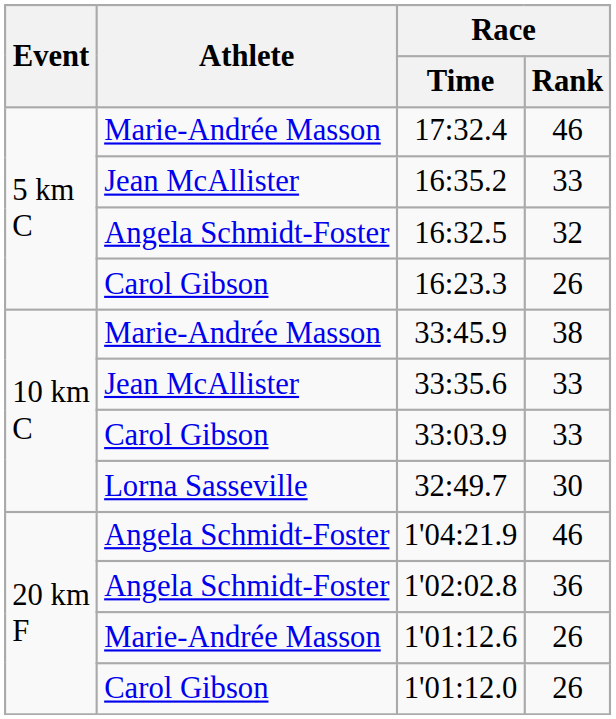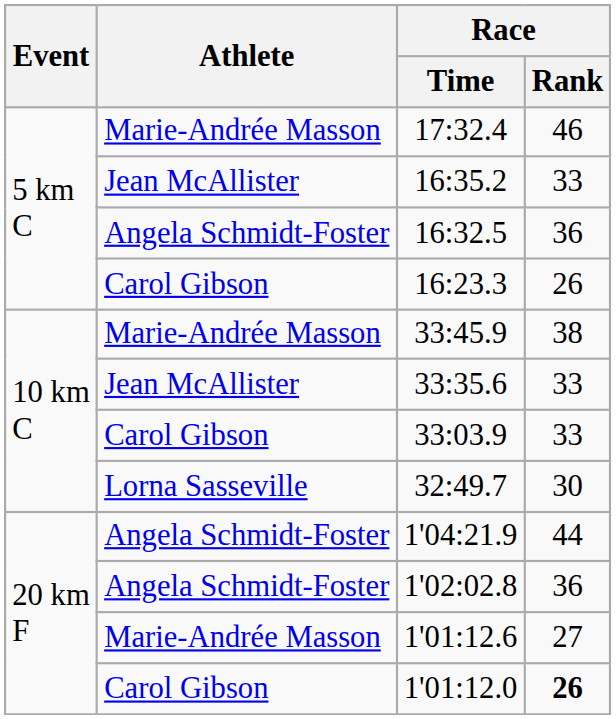(568, 232) 32 -> (568, 232) 36
(568, 536) 46 -> (568, 536) 44
(568, 637) 26 -> (568, 637) 27
(568, 687) normal -> (568, 687) bold
